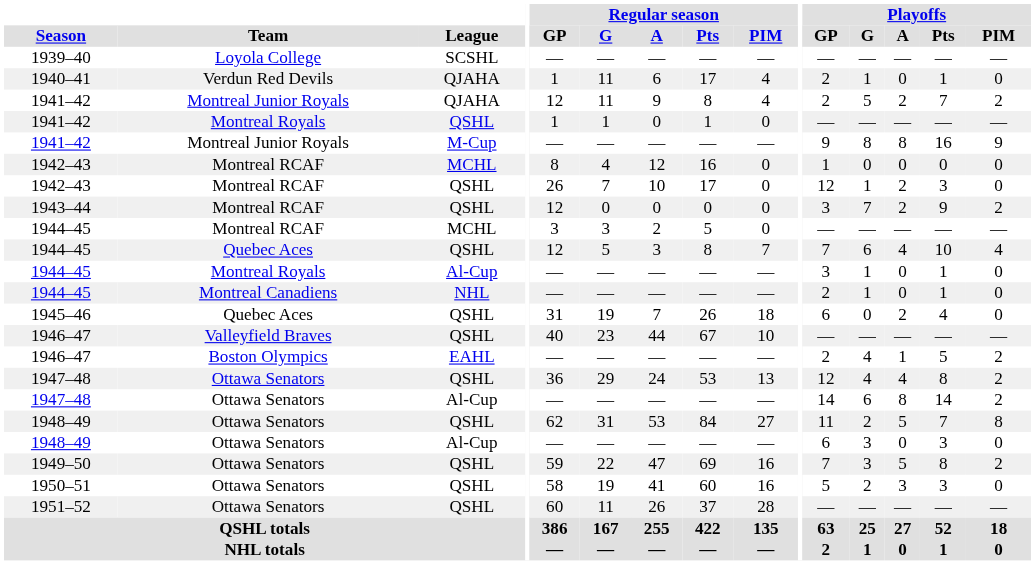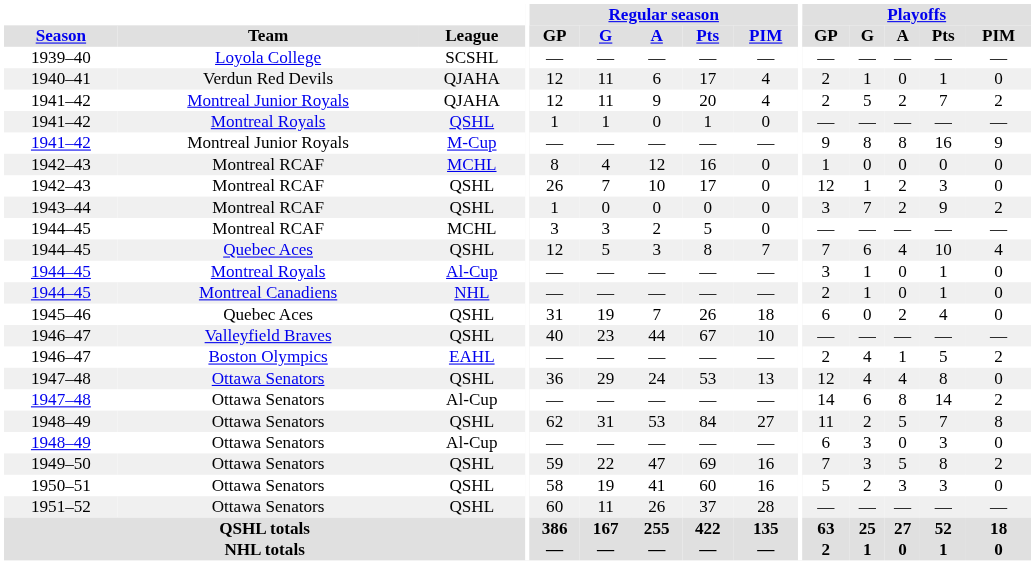(555, 78) 1 -> (555, 78) 12
(708, 100) 8 -> (708, 100) 20
(555, 207) 12 -> (555, 207) 1
(999, 378) 2 -> (999, 378) 0
